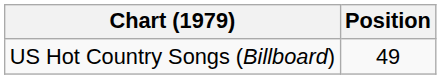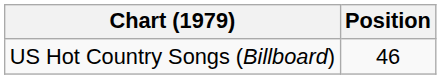(388, 56) 49 -> (388, 56) 46
